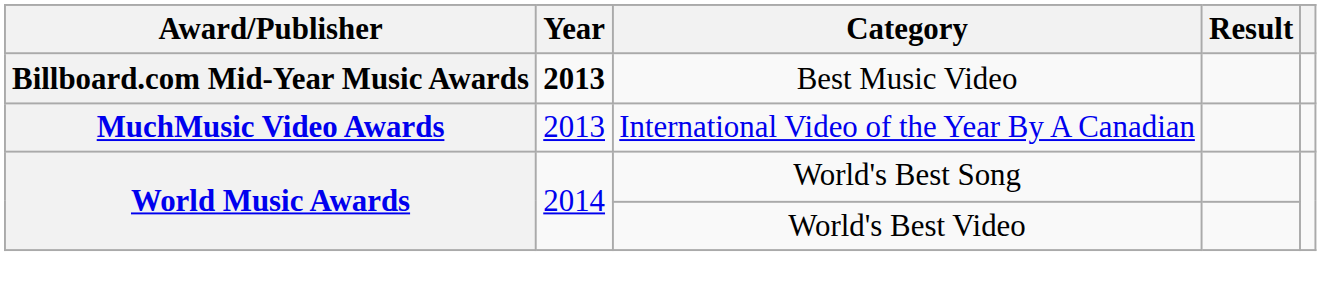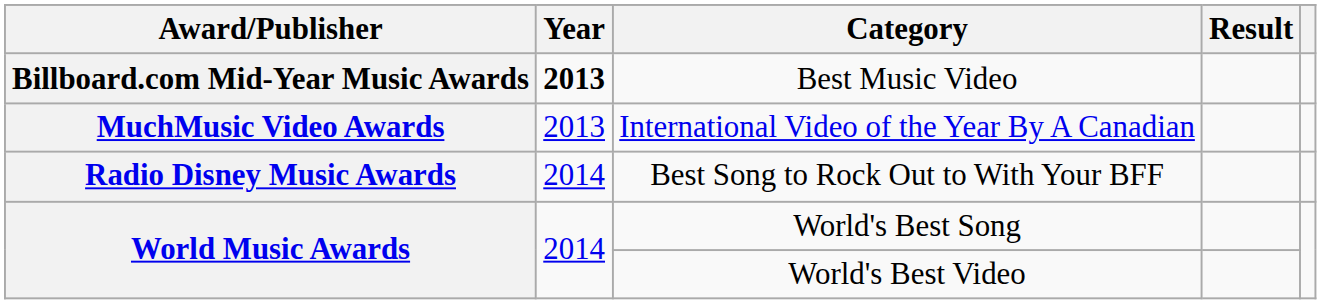+ row: (907, 175)
